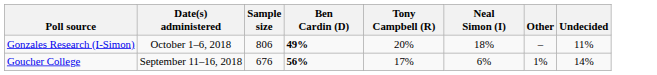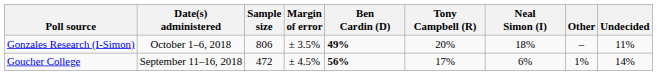+ column: (304, 20)
(264, 62) 676 -> (264, 62) 472
